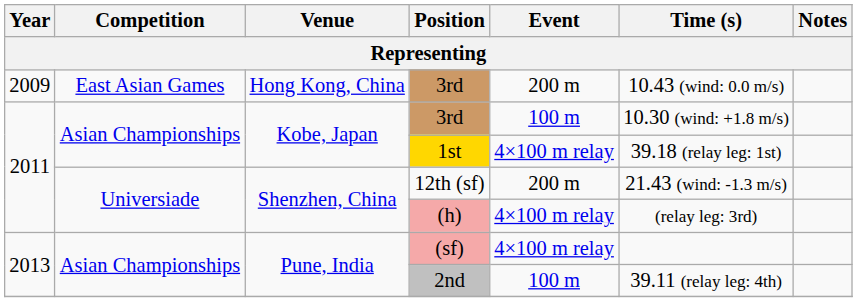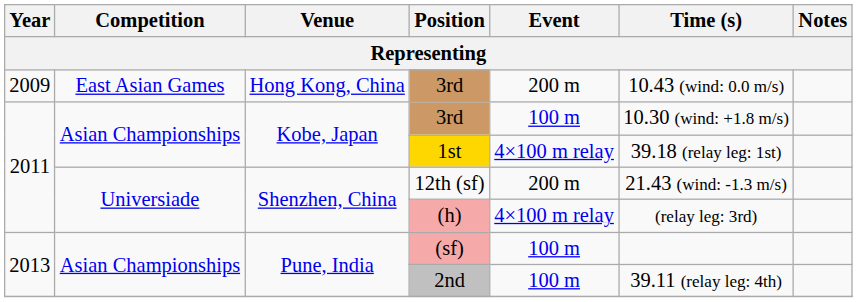(554, 248) 4×100 m relay -> (554, 248) 100 m
